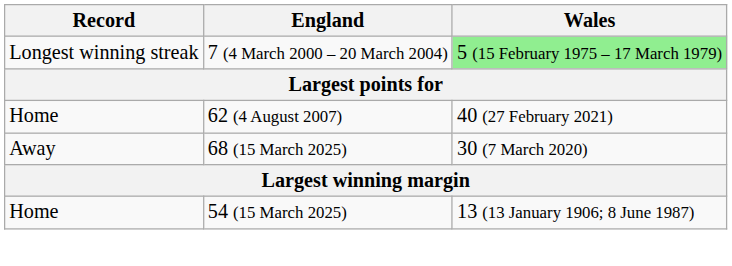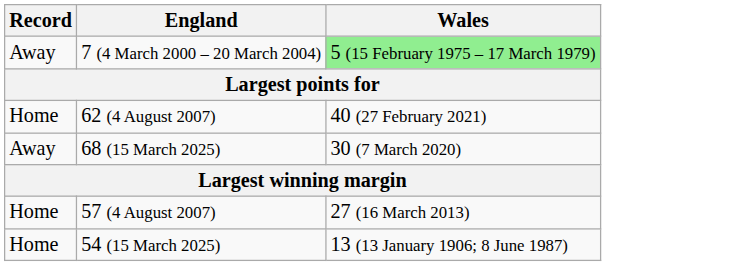(104, 52) Longest winning streak -> (32, 52) Away
+ row: (148, 212)
